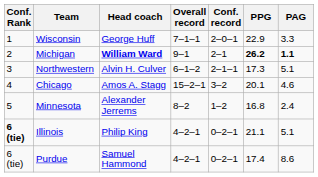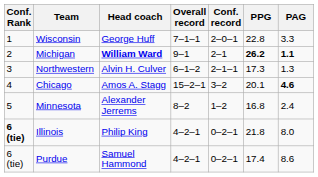(255, 38) 22.9 -> (255, 38) 22.8
(287, 69) 5.1 -> (287, 69) 1.3
(287, 85) normal -> (287, 85) bold
(255, 132) 21.1 -> (255, 132) 21.8
(287, 132) 5.1 -> (287, 132) 8.0
